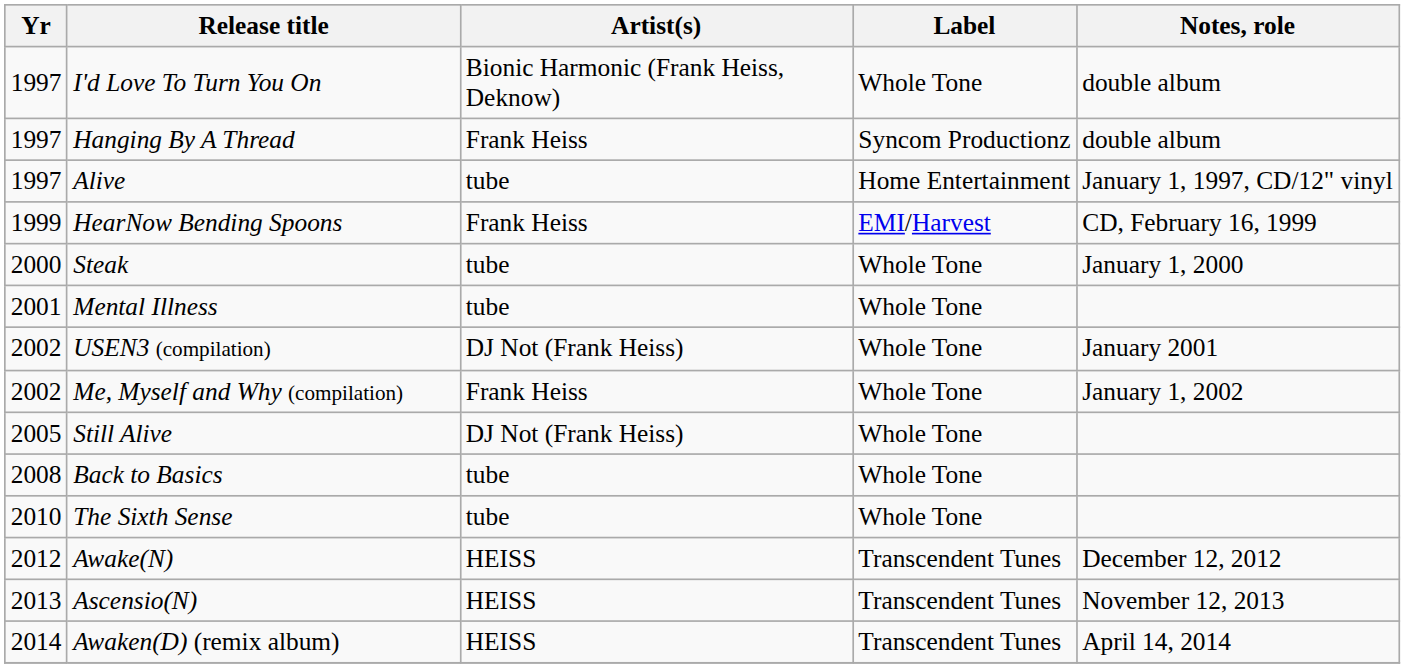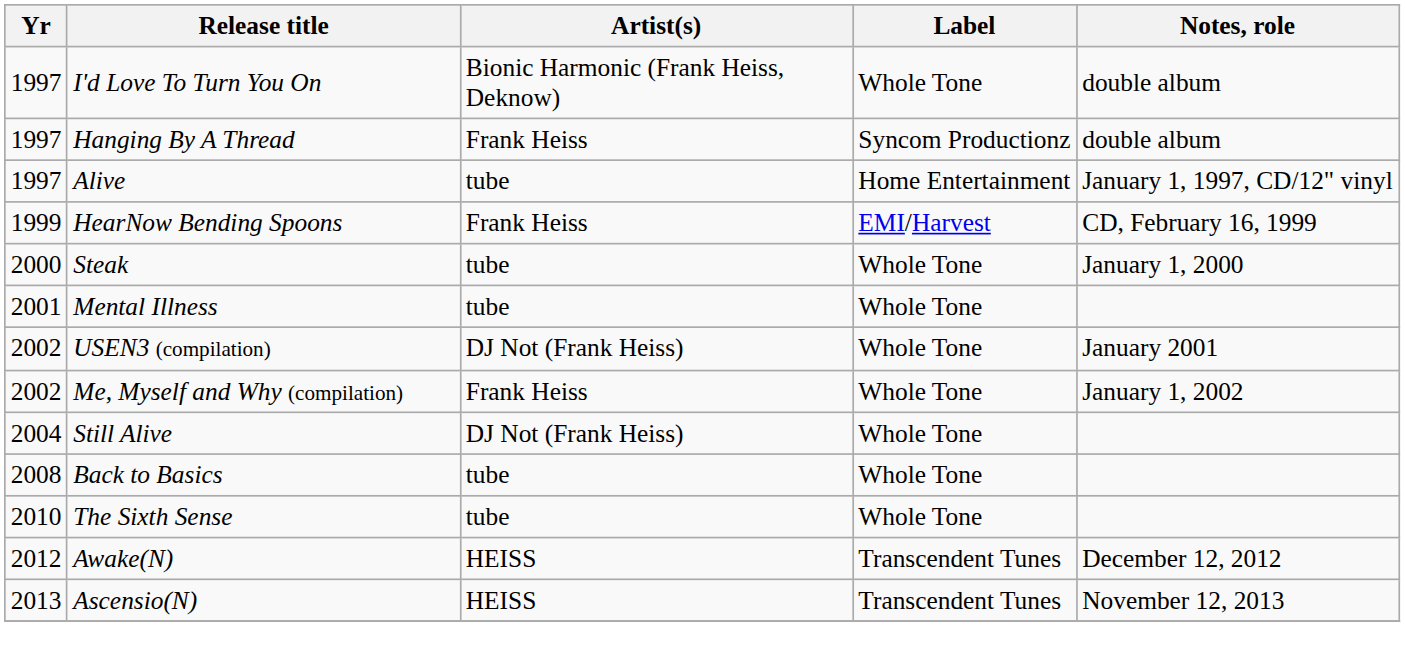(36, 432) 2005 -> (36, 432) 2004
- row: (206, 641)
